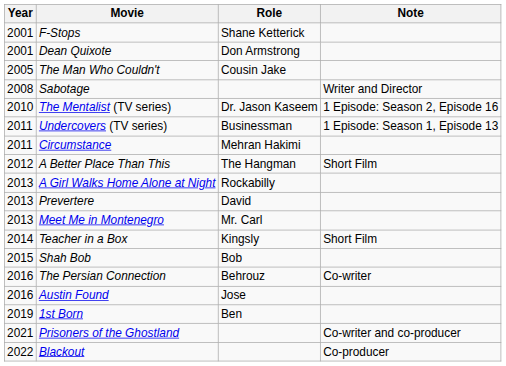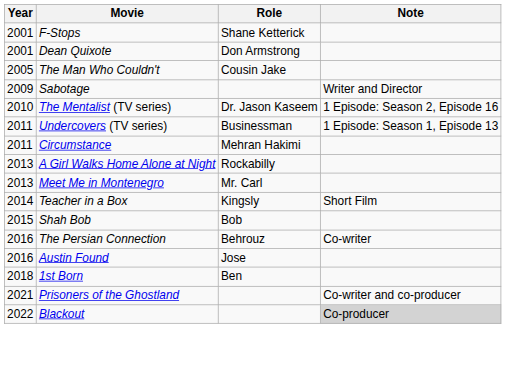(20, 88) 2008 -> (20, 88) 2009
- row: (104, 164)
- row: (67, 201)
(20, 314) 2019 -> (20, 276) 2018
(356, 351) no background -> (356, 314) lightgrey background
